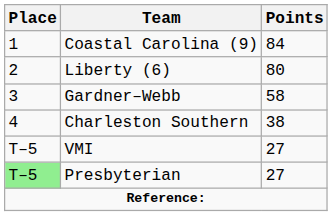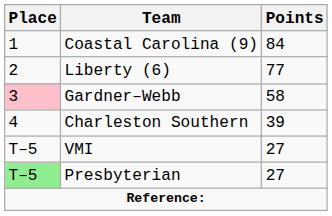(275, 70) 80 -> (275, 70) 77
(13, 97) no background -> (13, 97) pink background
(275, 123) 38 -> (275, 123) 39
